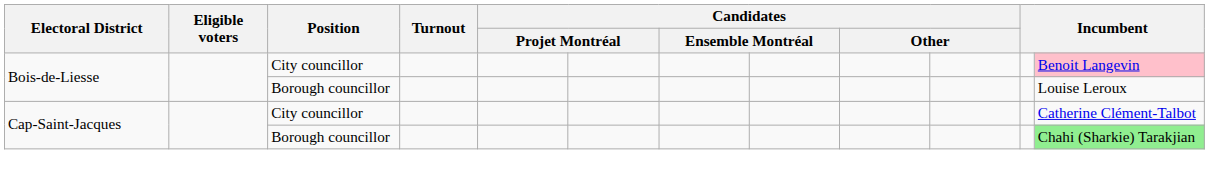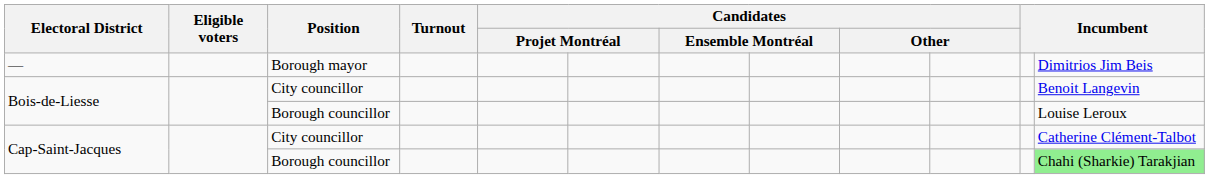+ row: (16, 64)
(1089, 64) pink background -> (1089, 88) no background
